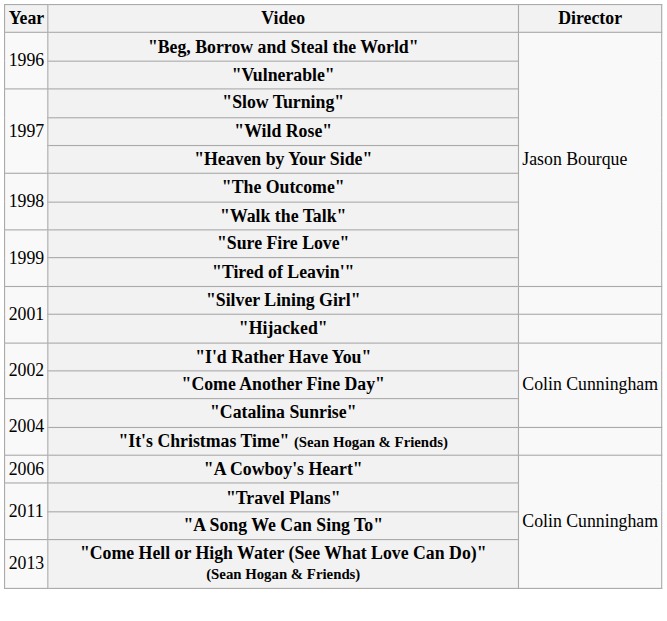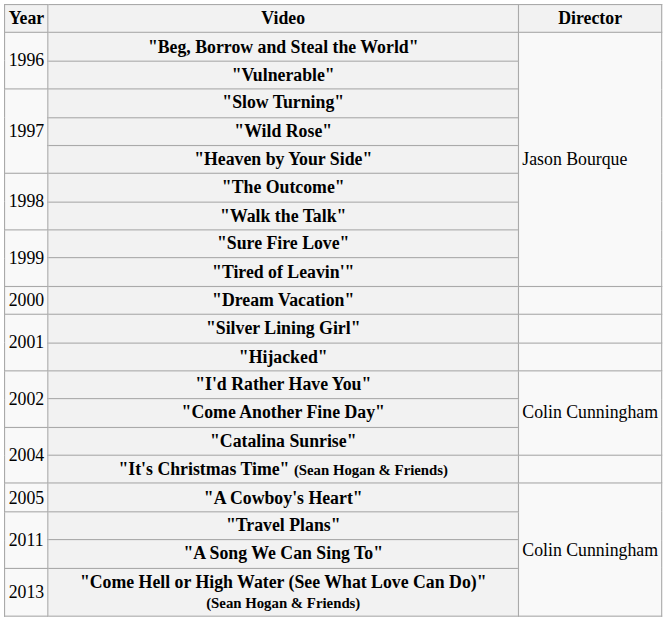+ row: (283, 300)
(26, 469) 2006 -> (26, 497) 2005
